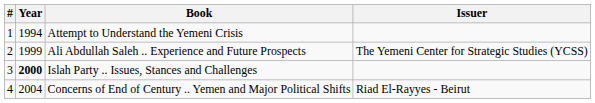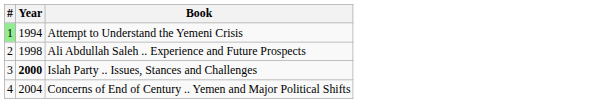- column: (472, 13)
(10, 32) no background -> (10, 32) lightgreen background
(30, 51) 1999 -> (30, 51) 1998
